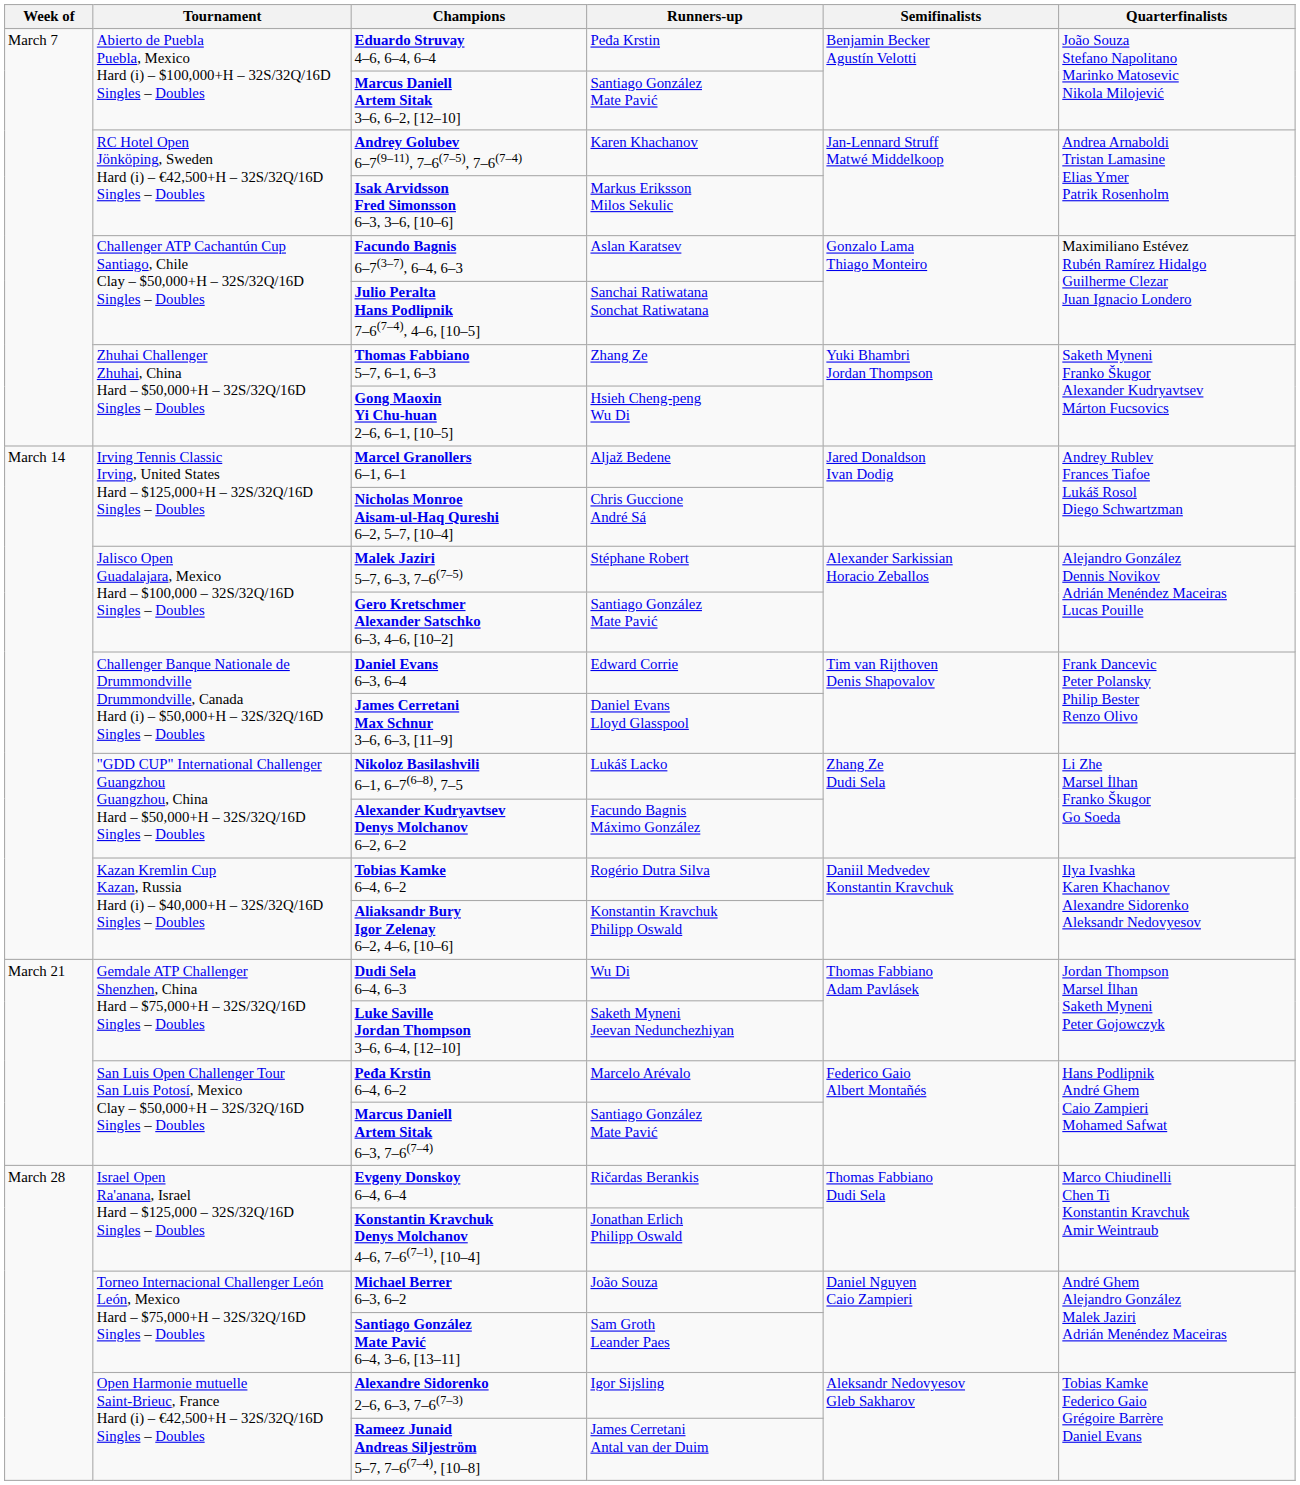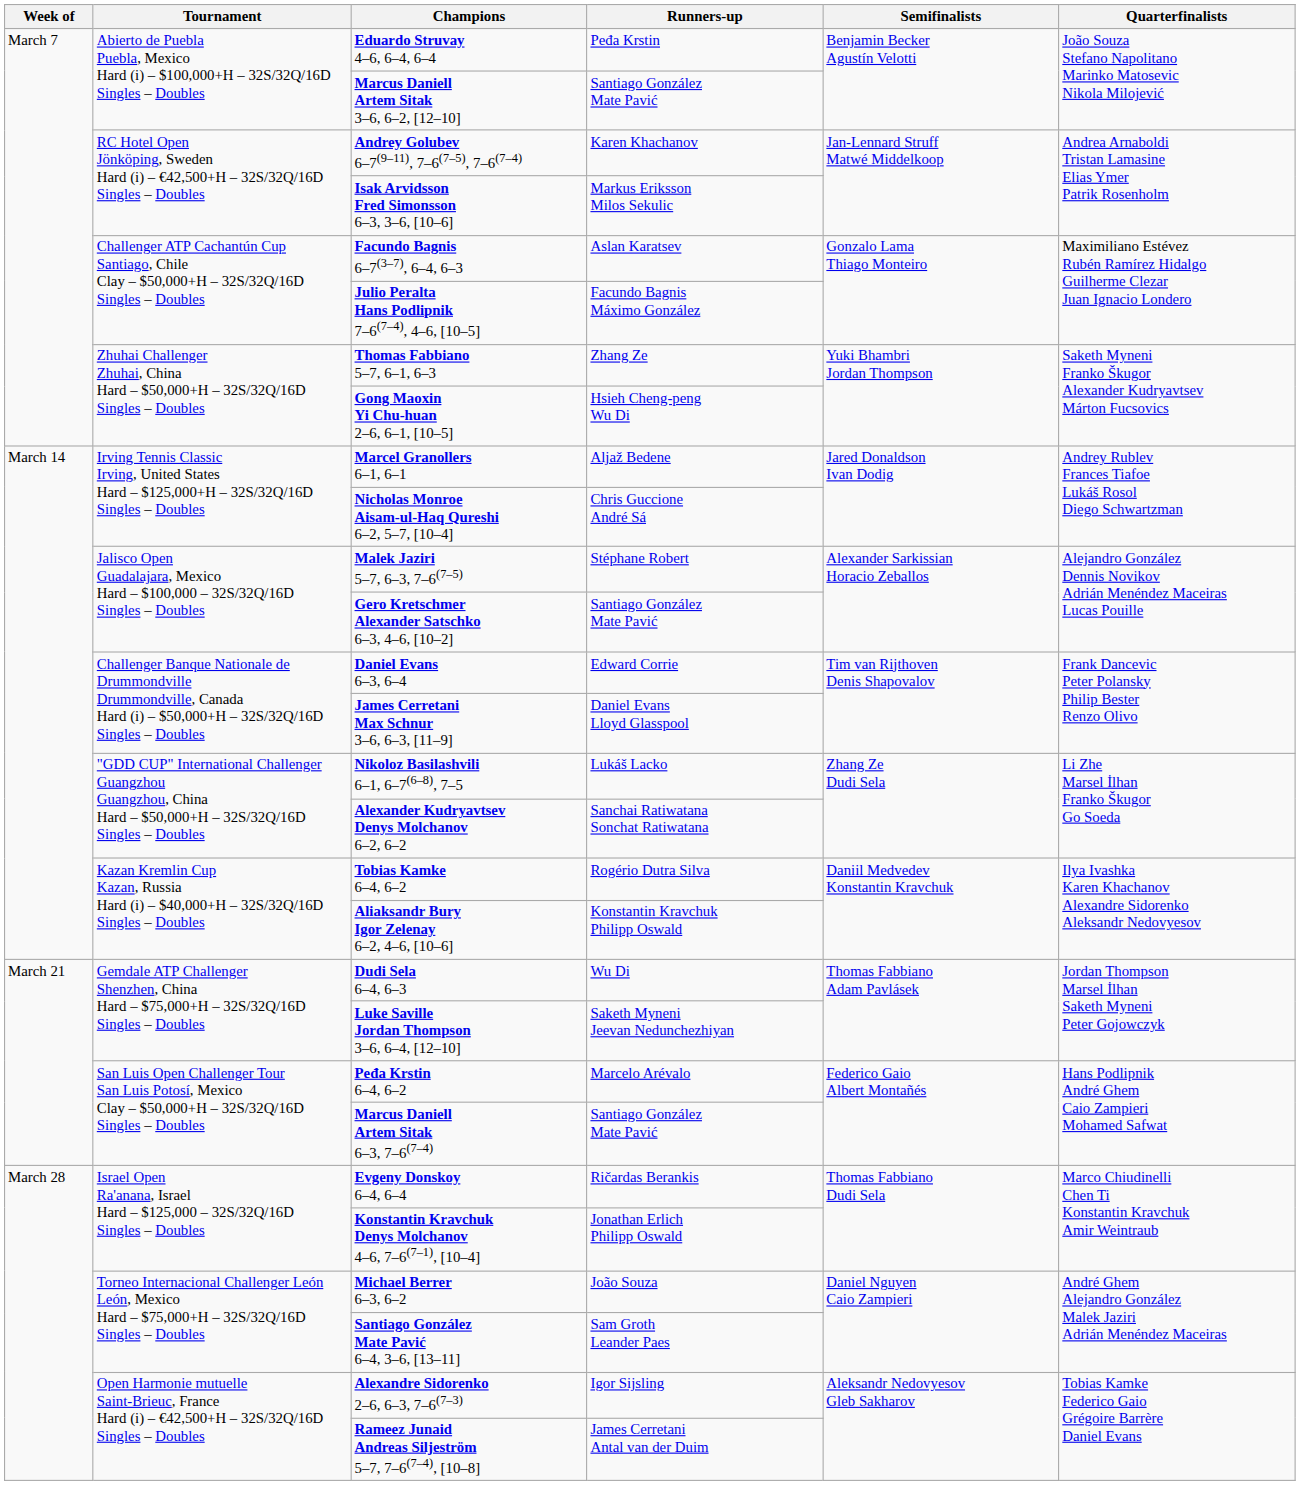(650, 301) Sanchai Ratiwatana Sonchat Ratiwatana -> (645, 301) Facundo Bagnis Máximo González
(645, 819) Facundo Bagnis Máximo González -> (650, 819) Sanchai Ratiwatana Sonchat Ratiwatana
